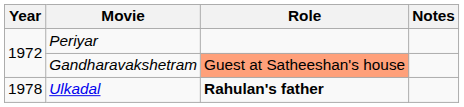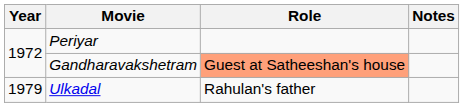(25, 89) 1978 -> (25, 89) 1979
(264, 89) bold -> (260, 89) normal
